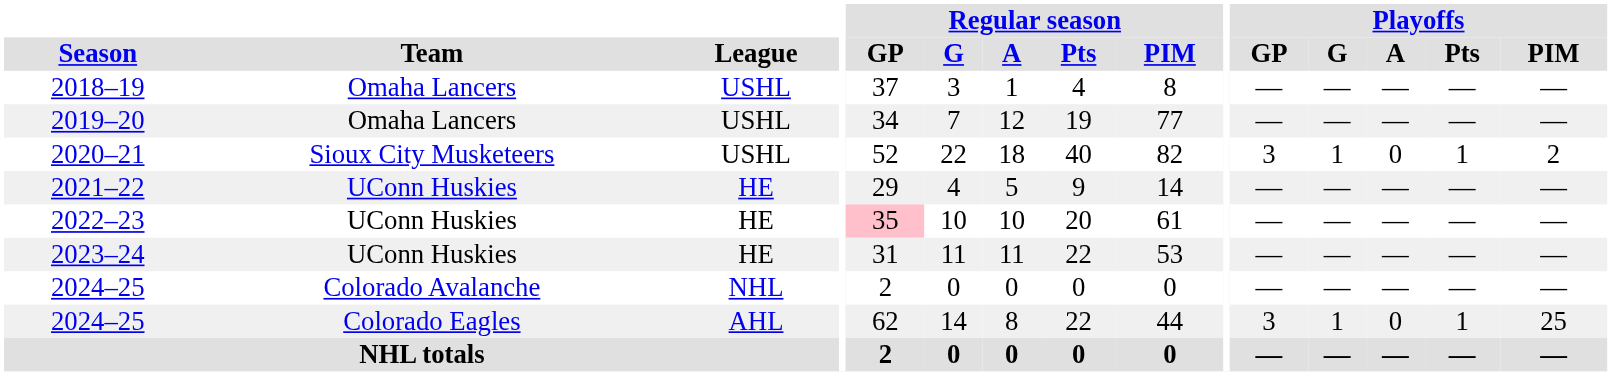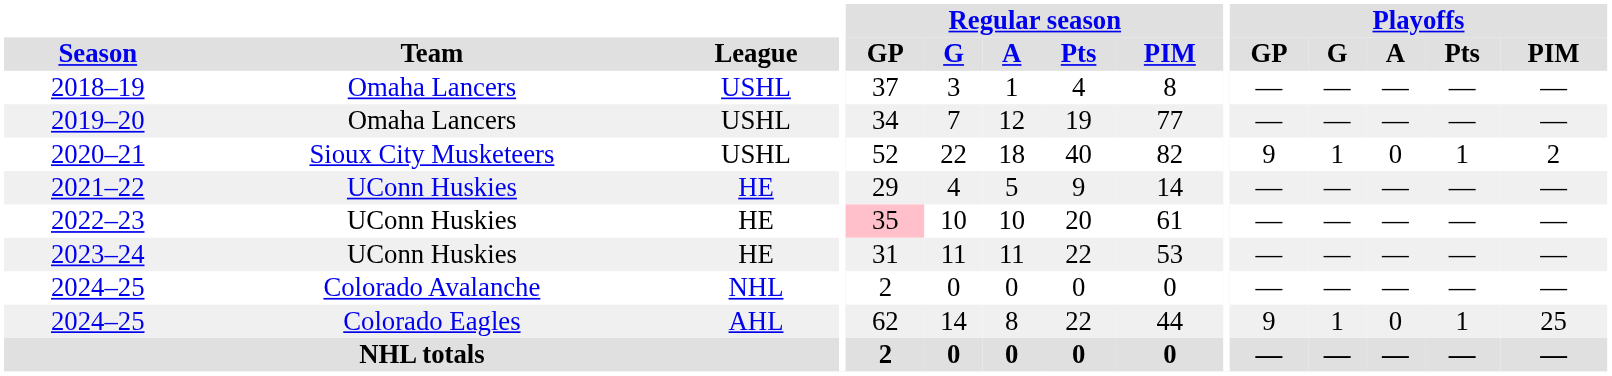(1269, 153) 3 -> (1269, 153) 9
(1269, 320) 3 -> (1269, 320) 9
